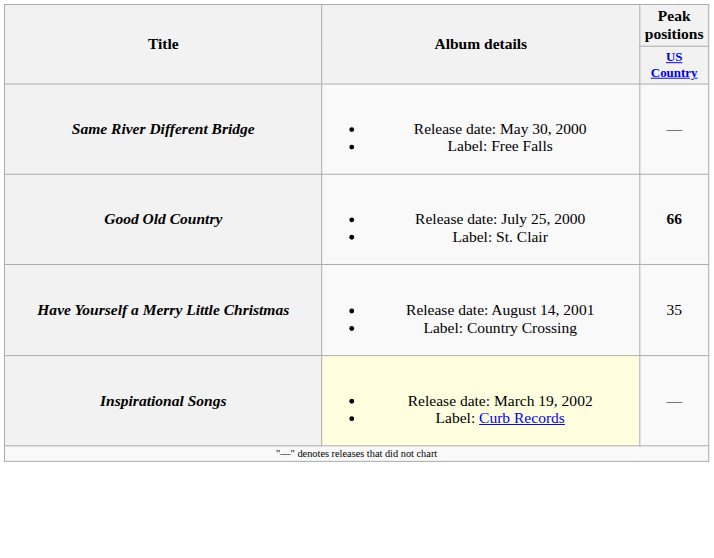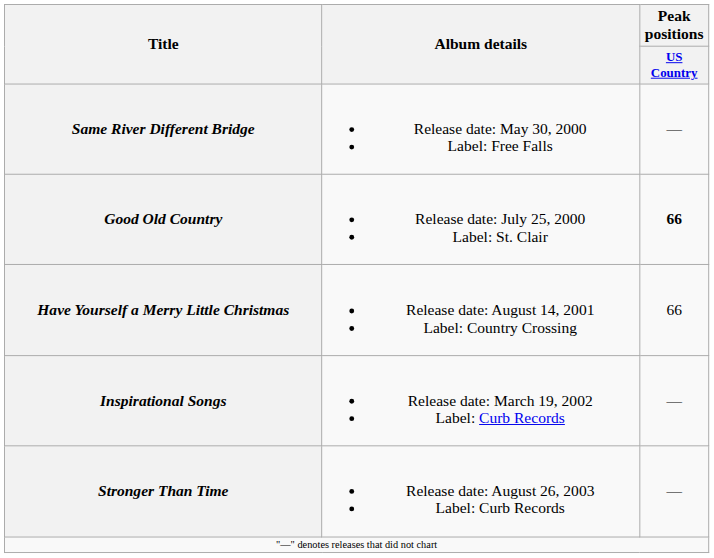(674, 310) 35 -> (674, 310) 66
(481, 409) lightyellow background -> (481, 409) no background
+ row: (163, 491)
